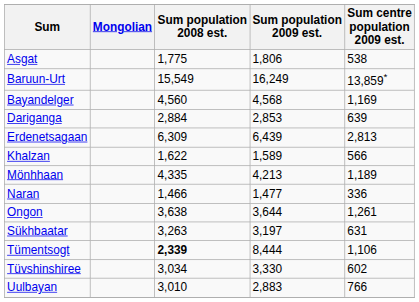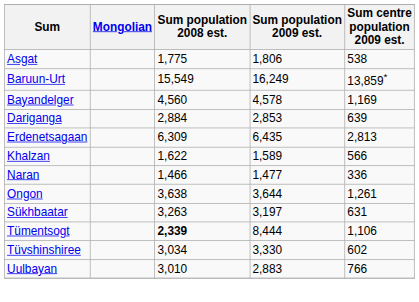(267, 100) 4,568 -> (267, 100) 4,578
(267, 137) 6,439 -> (267, 137) 6,435
- row: (35, 175)
